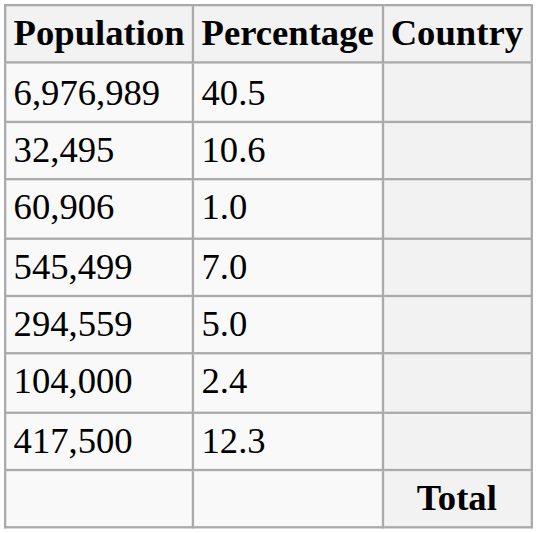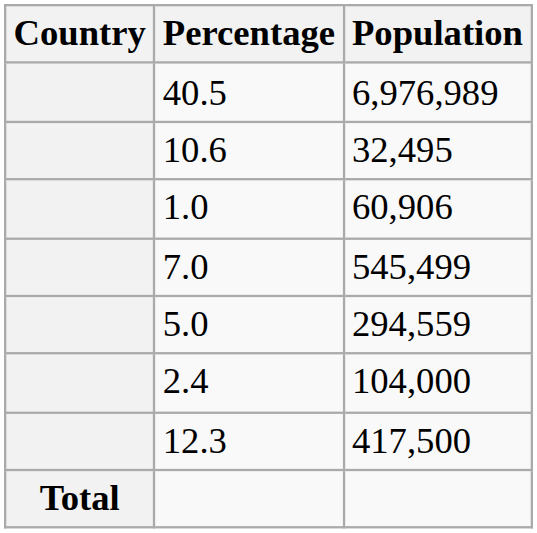columns swapped: (457, 33) <-> (99, 33)
